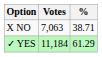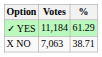rows swapped: (21, 44) <-> (19, 28)
